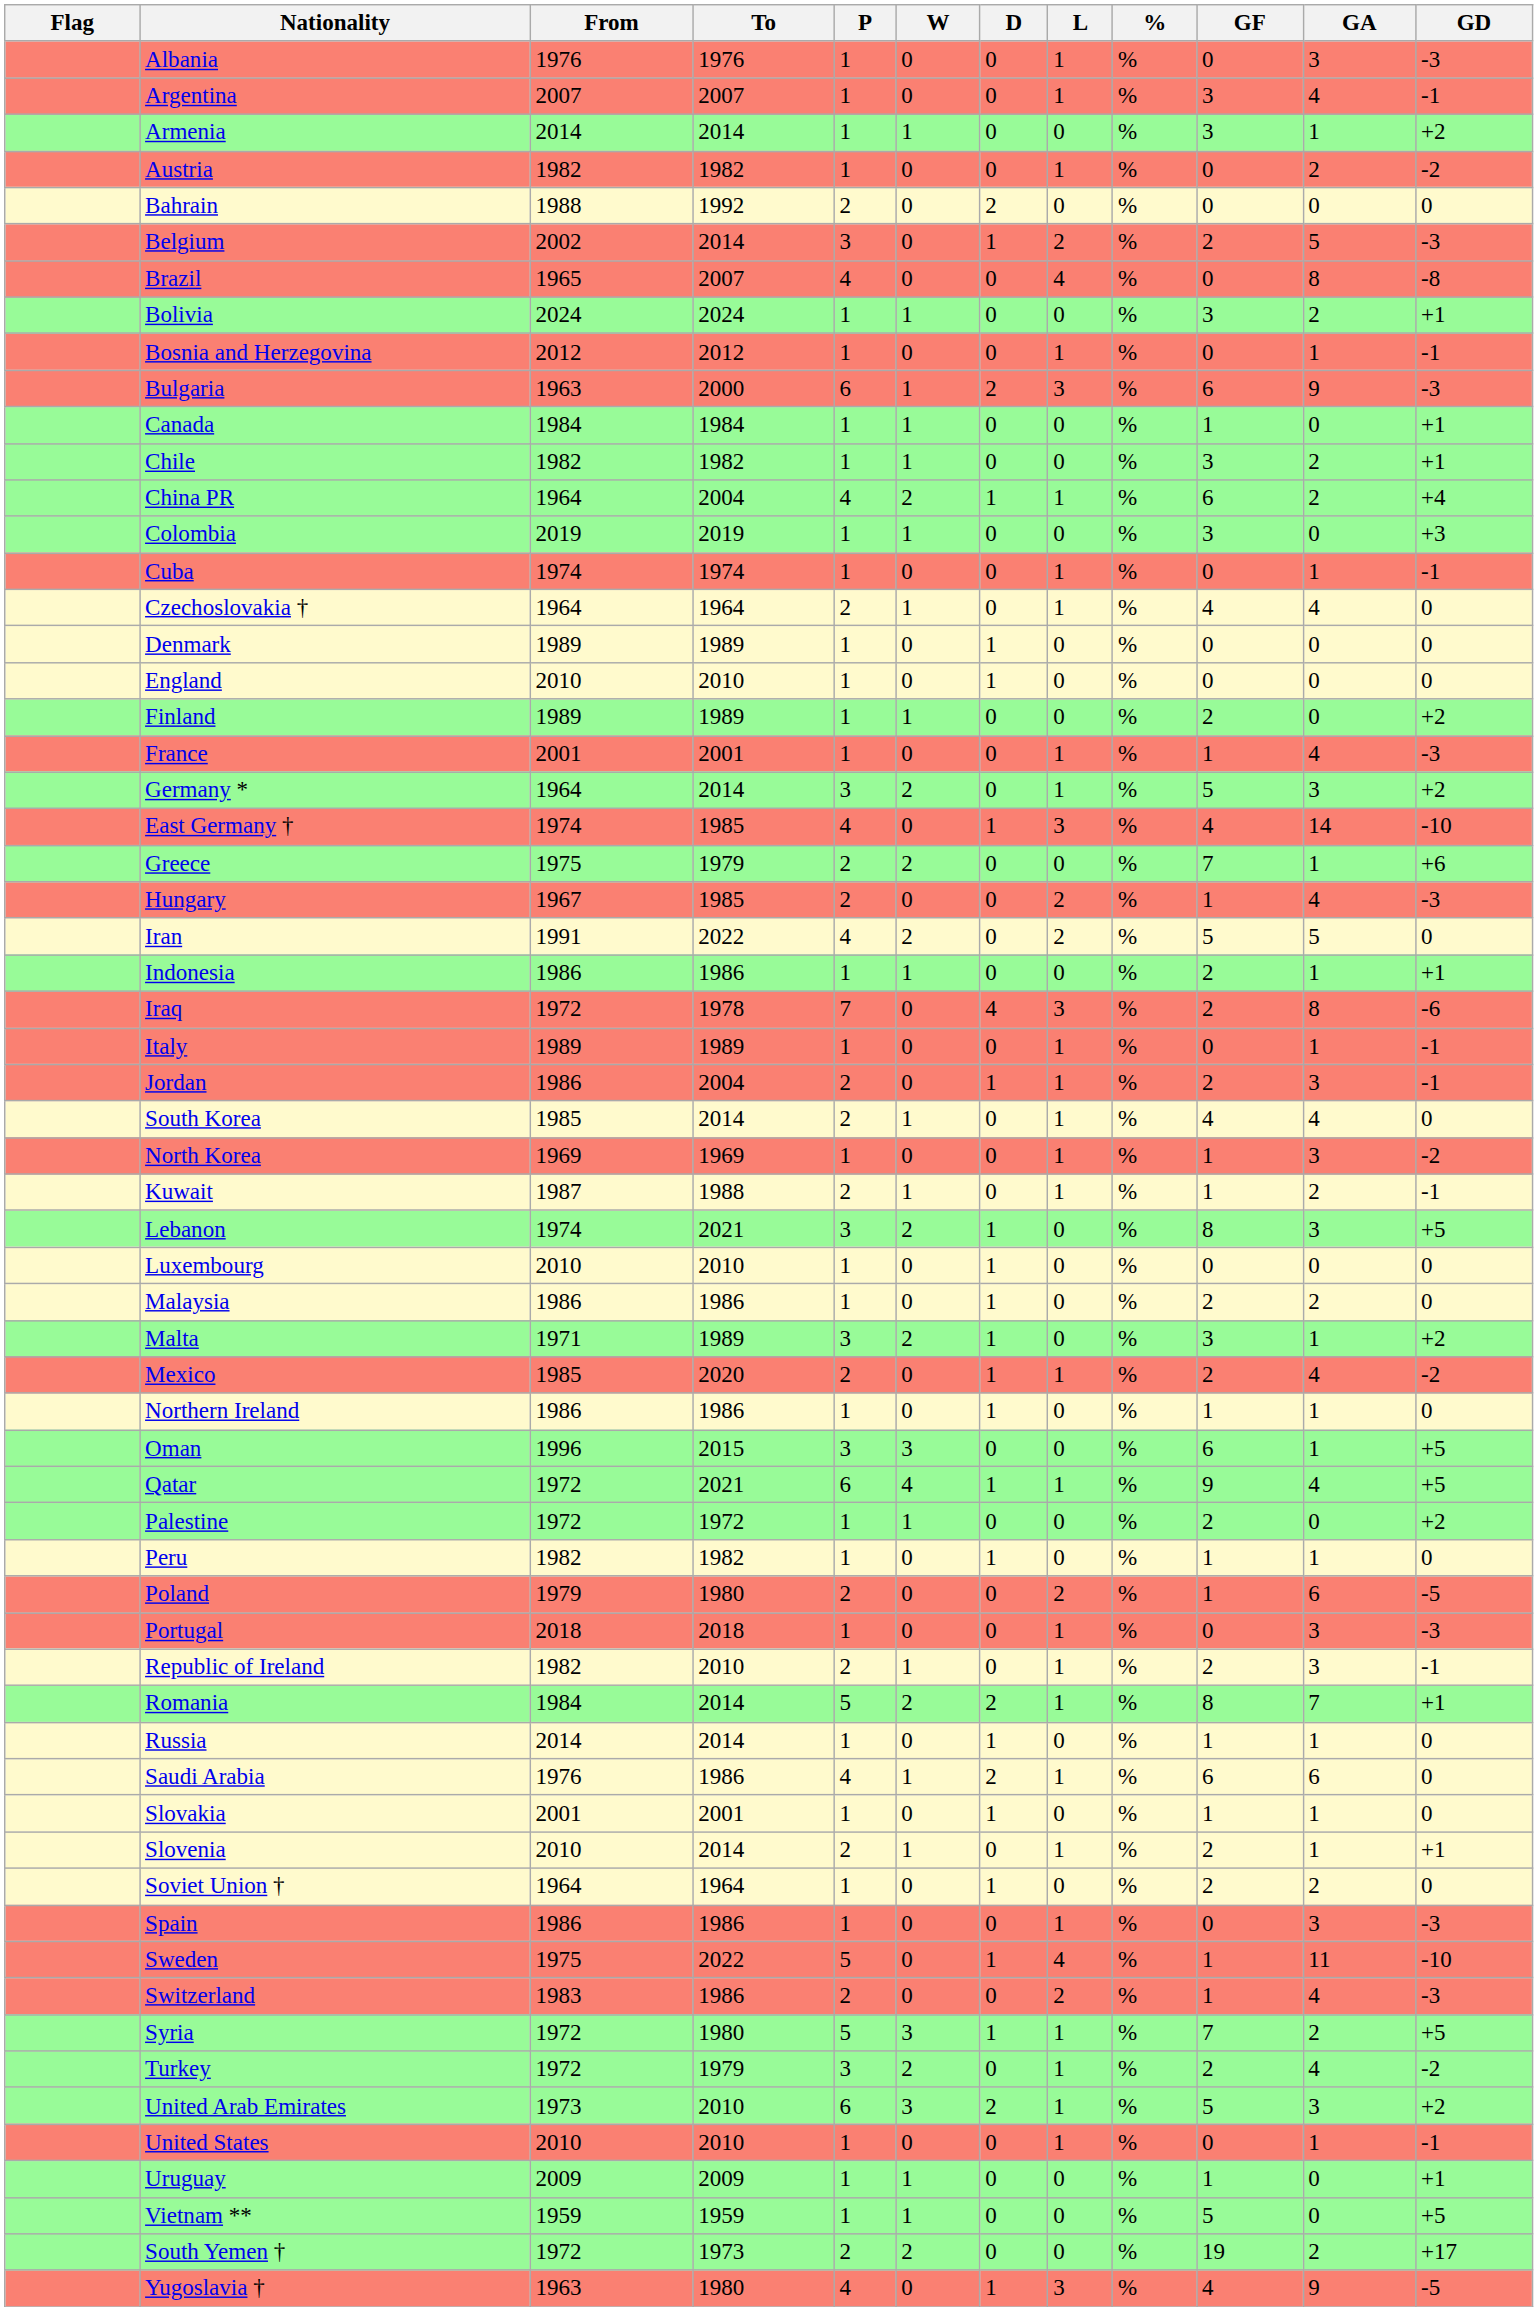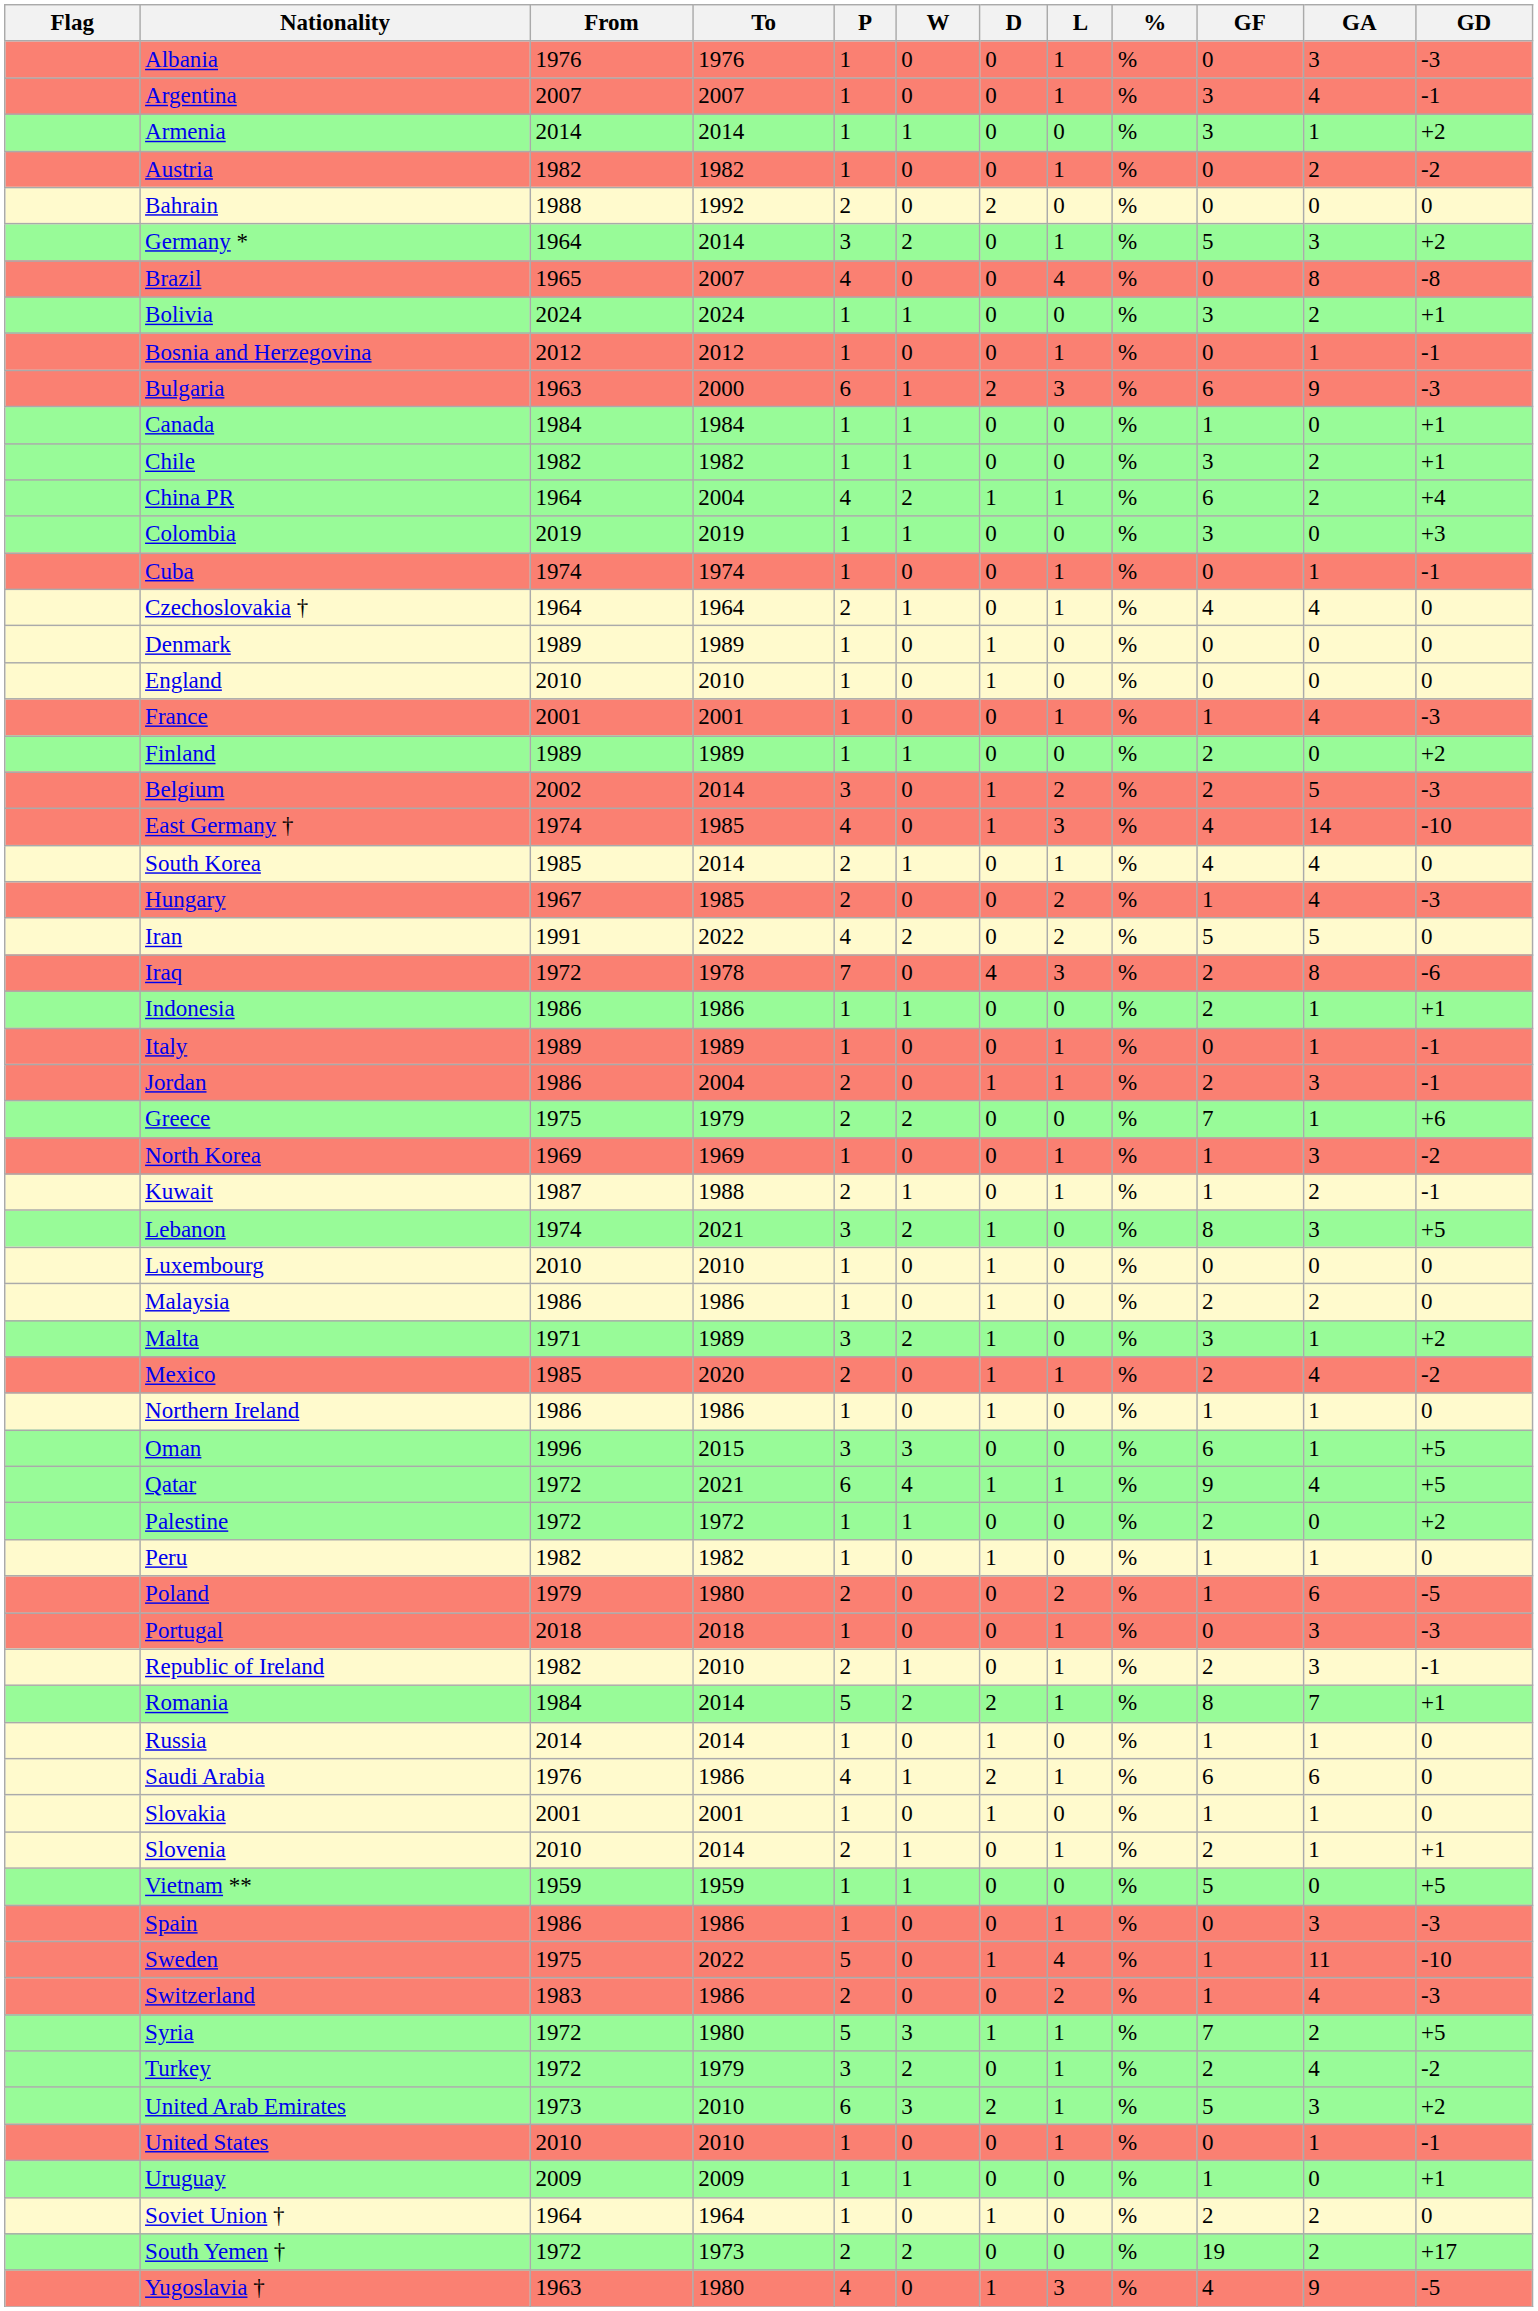rows swapped: (185, 242) <-> (197, 790)
rows swapped: (180, 717) <-> (176, 753)
rows swapped: (178, 863) <-> (203, 1118)
rows swapped: (164, 1009) <-> (190, 972)
rows swapped: (215, 1886) <-> (198, 2215)
